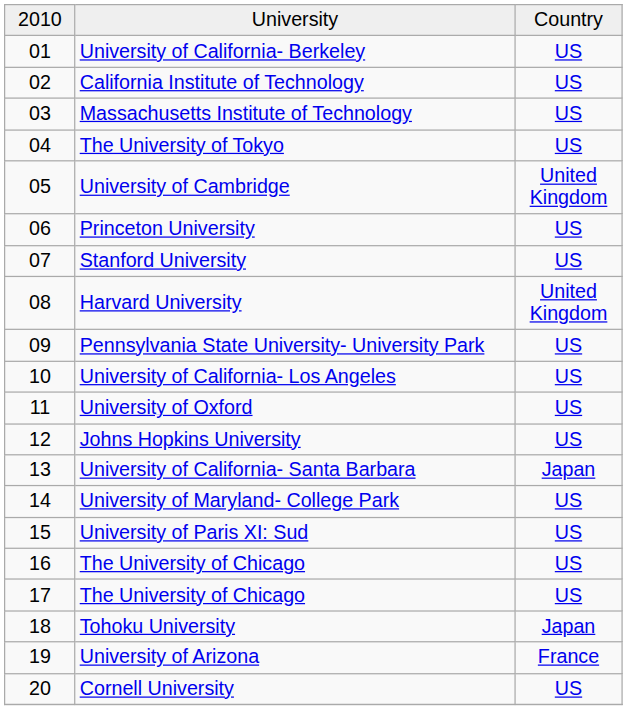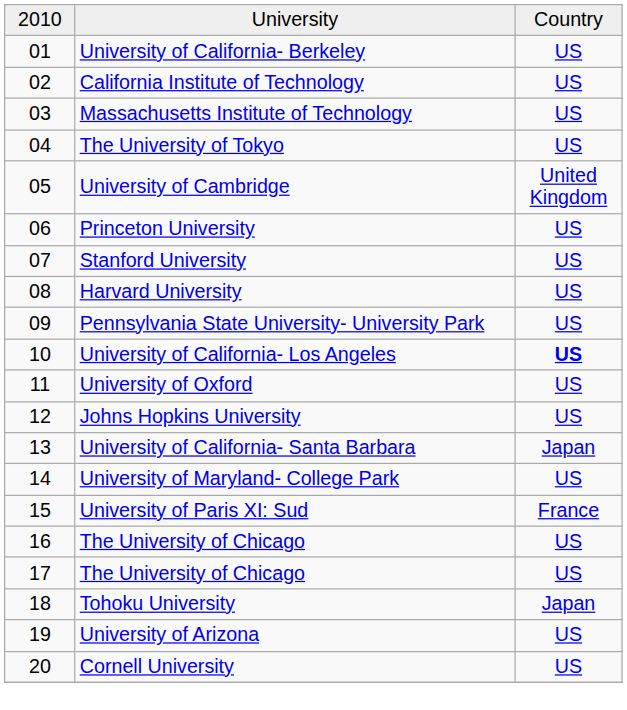(568, 303) United Kingdom -> (568, 291) US
(568, 376) normal -> (568, 354) bold
(568, 532) US -> (568, 510) France
(568, 657) France -> (568, 635) US
